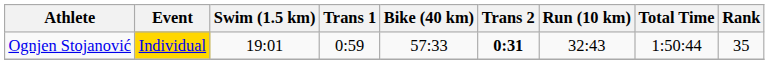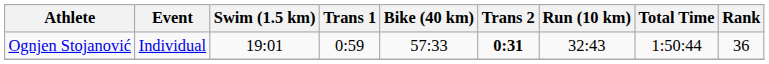(172, 45) gold background -> (172, 45) no background
(741, 45) 35 -> (741, 45) 36
